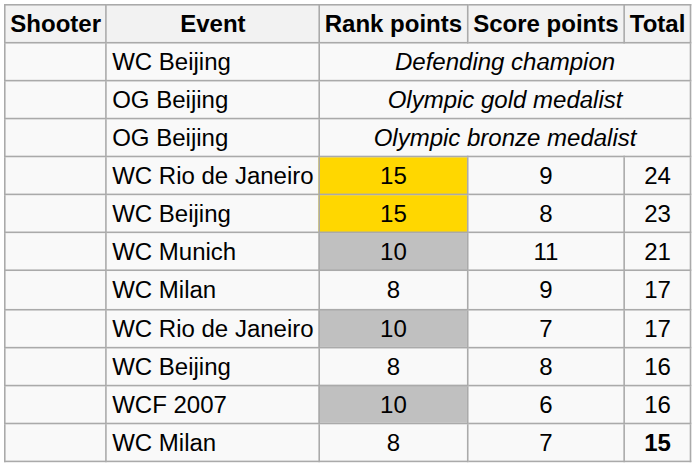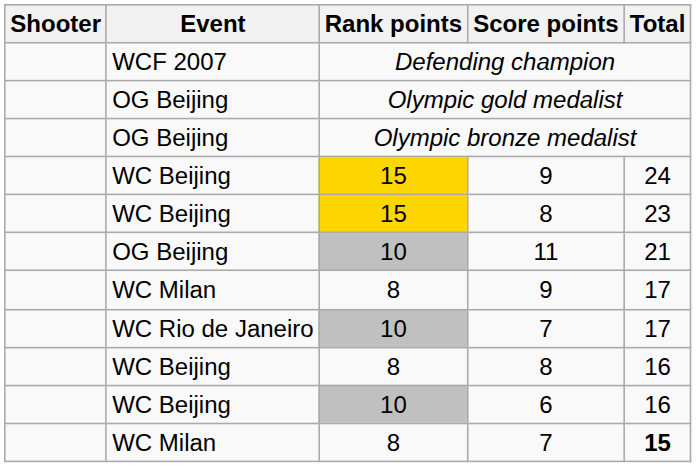(172, 62) WC Beijing -> (170, 62) WCF 2007
(213, 176) WC Rio de Janeiro -> (172, 176) WC Beijing
(174, 252) WC Munich -> (170, 252) OG Beijing
(170, 404) WCF 2007 -> (172, 404) WC Beijing
